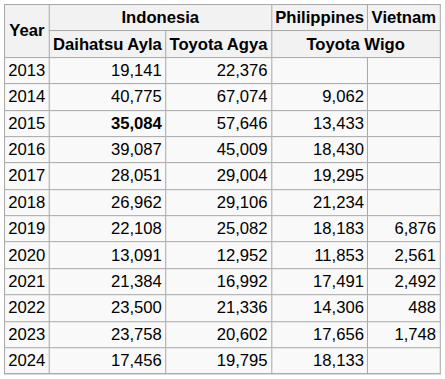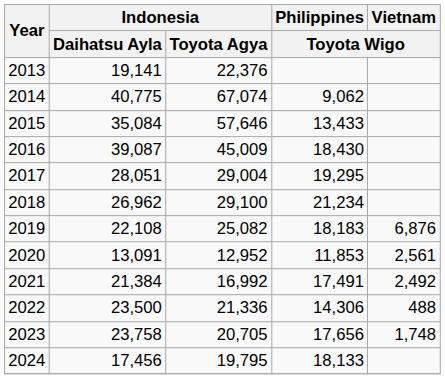(136, 123) bold -> (136, 123) normal
(242, 202) 29,106 -> (242, 202) 29,100
(242, 334) 20,602 -> (242, 334) 20,705
